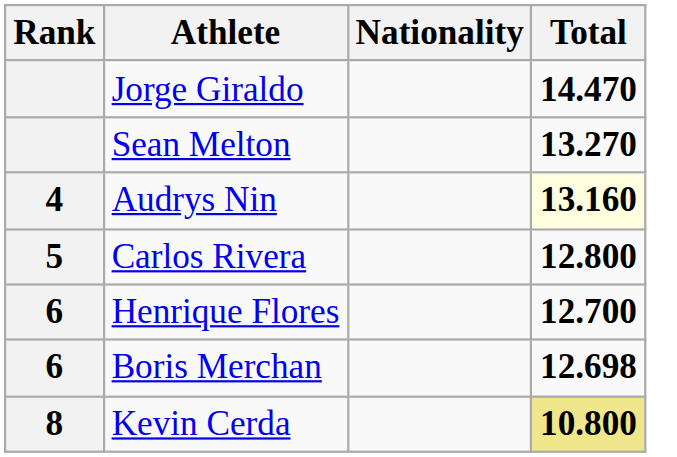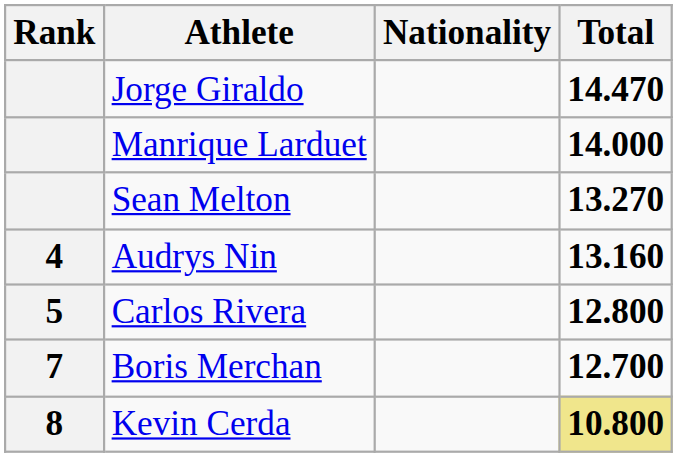+ row: (239, 144)
(588, 199) lightyellow background -> (616, 255) no background
- row: (226, 311)
(54, 367) 6 -> (54, 367) 7
(588, 367) 12.698 -> (616, 367) 12.700
